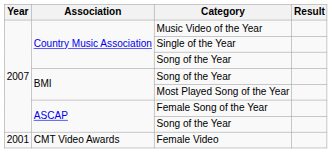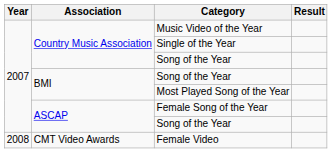(18, 140) 2001 -> (18, 140) 2008
